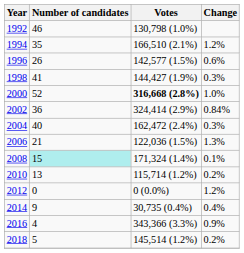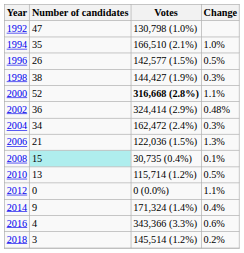(37, 28) 46 -> (37, 28) 47
(214, 45) 1.2% -> (214, 45) 1.0%
(214, 61) 0.6% -> (214, 61) 0.5%
(37, 77) 41 -> (37, 77) 38
(214, 93) 1.0% -> (214, 93) 1.1%
(217, 110) 0.84% -> (217, 110) 0.48%
(37, 126) 40 -> (37, 126) 34
(165, 158) 171,324 (1.4%) -> (163, 158) 30,735 (0.4%)
(214, 175) 0.2% -> (214, 175) 0.5%
(214, 191) 1.2% -> (214, 191) 1.1%
(163, 207) 30,735 (0.4%) -> (165, 207) 171,324 (1.4%)
(214, 223) 0.9% -> (214, 223) 0.6%
(34, 239) 5 -> (34, 239) 3
